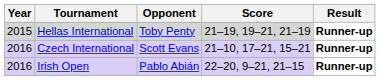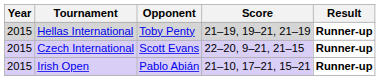(20, 49) 2016 -> (20, 49) 2015
(257, 49) 21–10, 17–21, 15–21 -> (254, 49) 22–20, 9–21, 21–15
(20, 67) 2016 -> (20, 67) 2015
(254, 67) 22–20, 9–21, 21–15 -> (257, 67) 21–10, 17–21, 15–21
